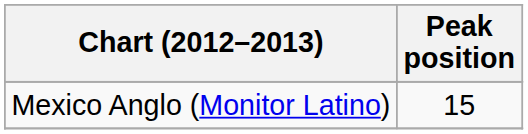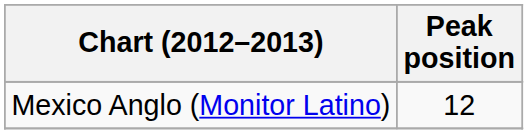(459, 104) 15 -> (459, 104) 12
